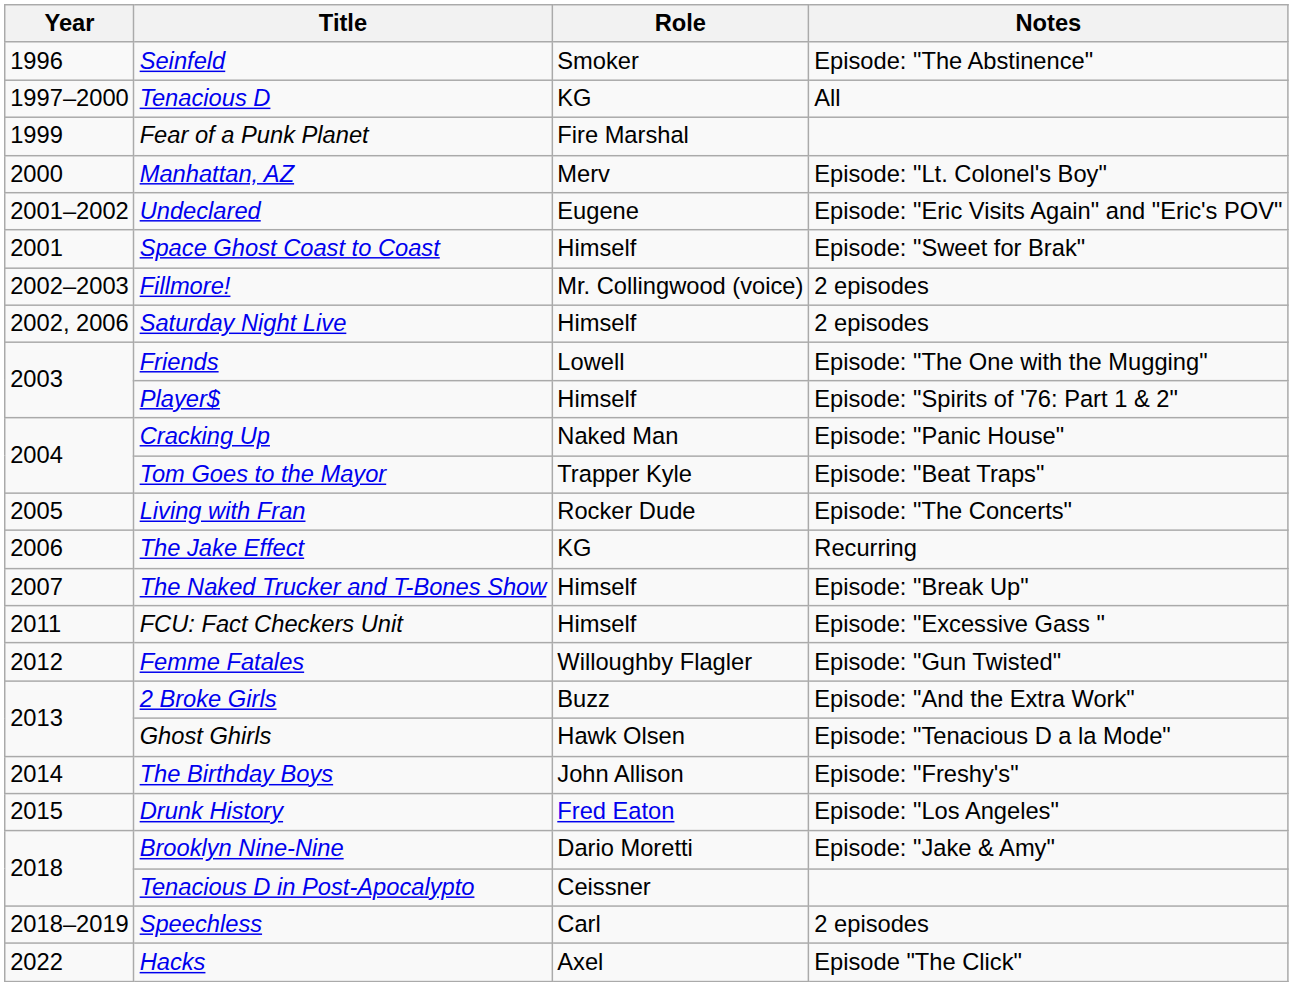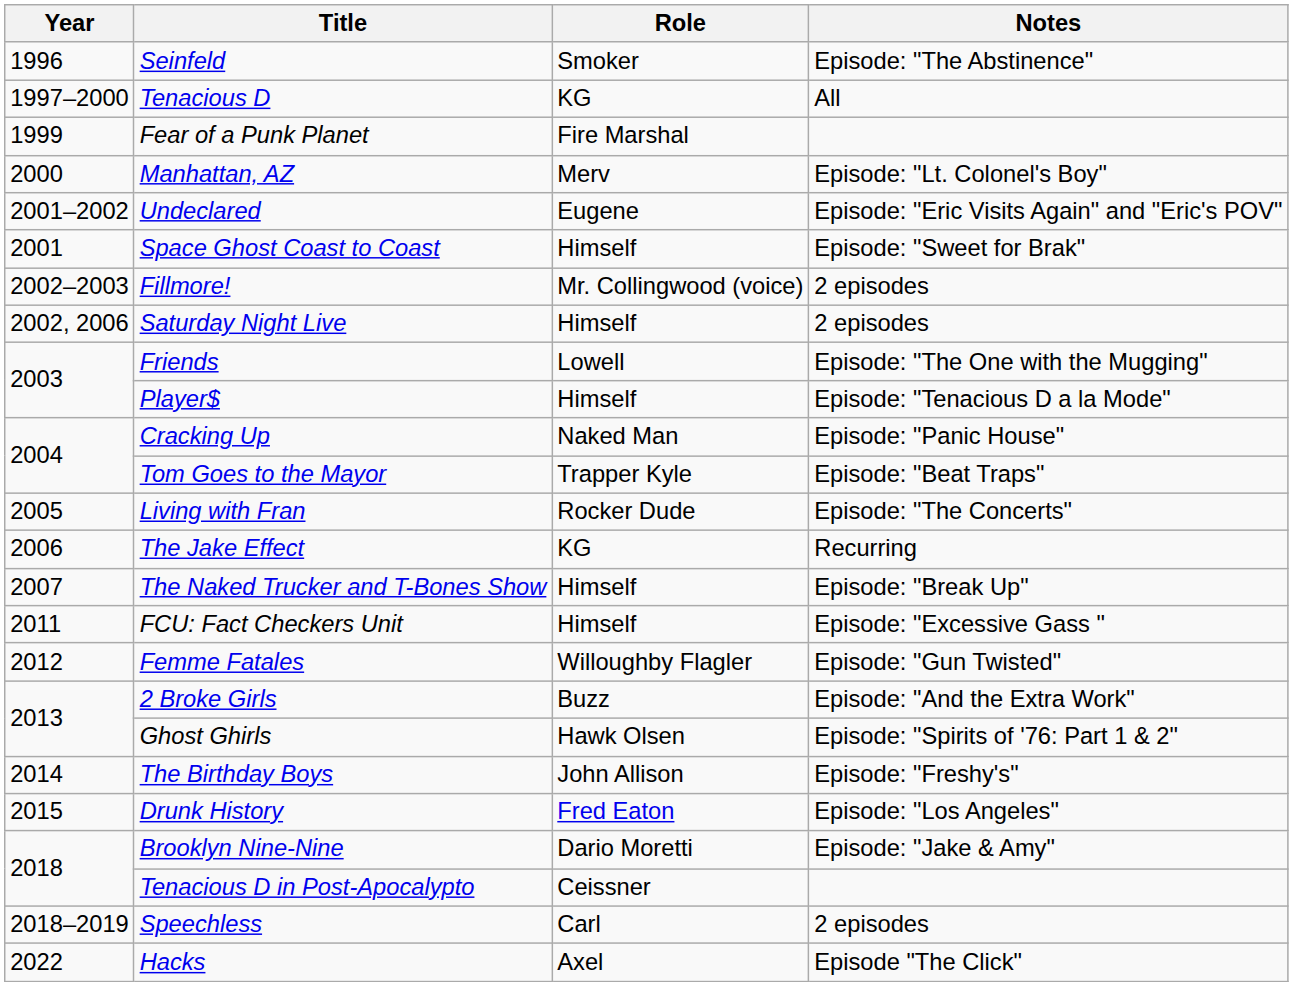(996, 398) Episode: "Spirits of '76: Part 1 & 2" -> (993, 398) Episode: "Tenacious D a la Mode"
(993, 736) Episode: "Tenacious D a la Mode" -> (996, 736) Episode: "Spirits of '76: Part 1 & 2"
